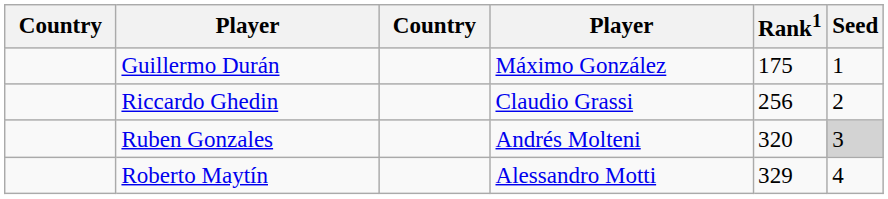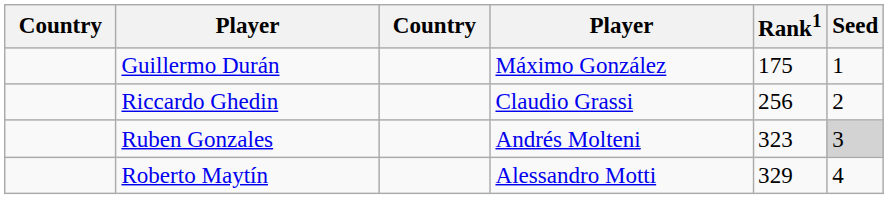(775, 138) 320 -> (775, 138) 323
